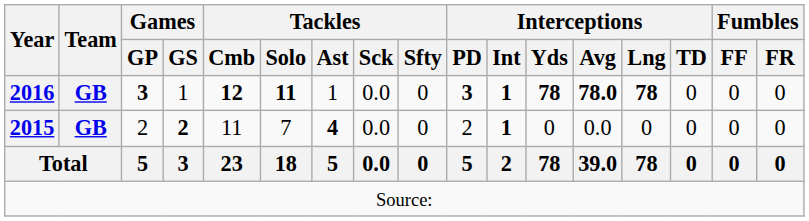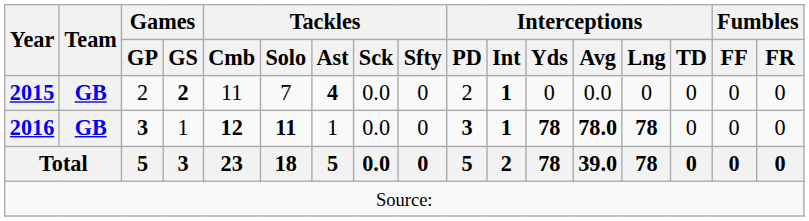rows swapped: (32, 127) <-> (32, 92)
